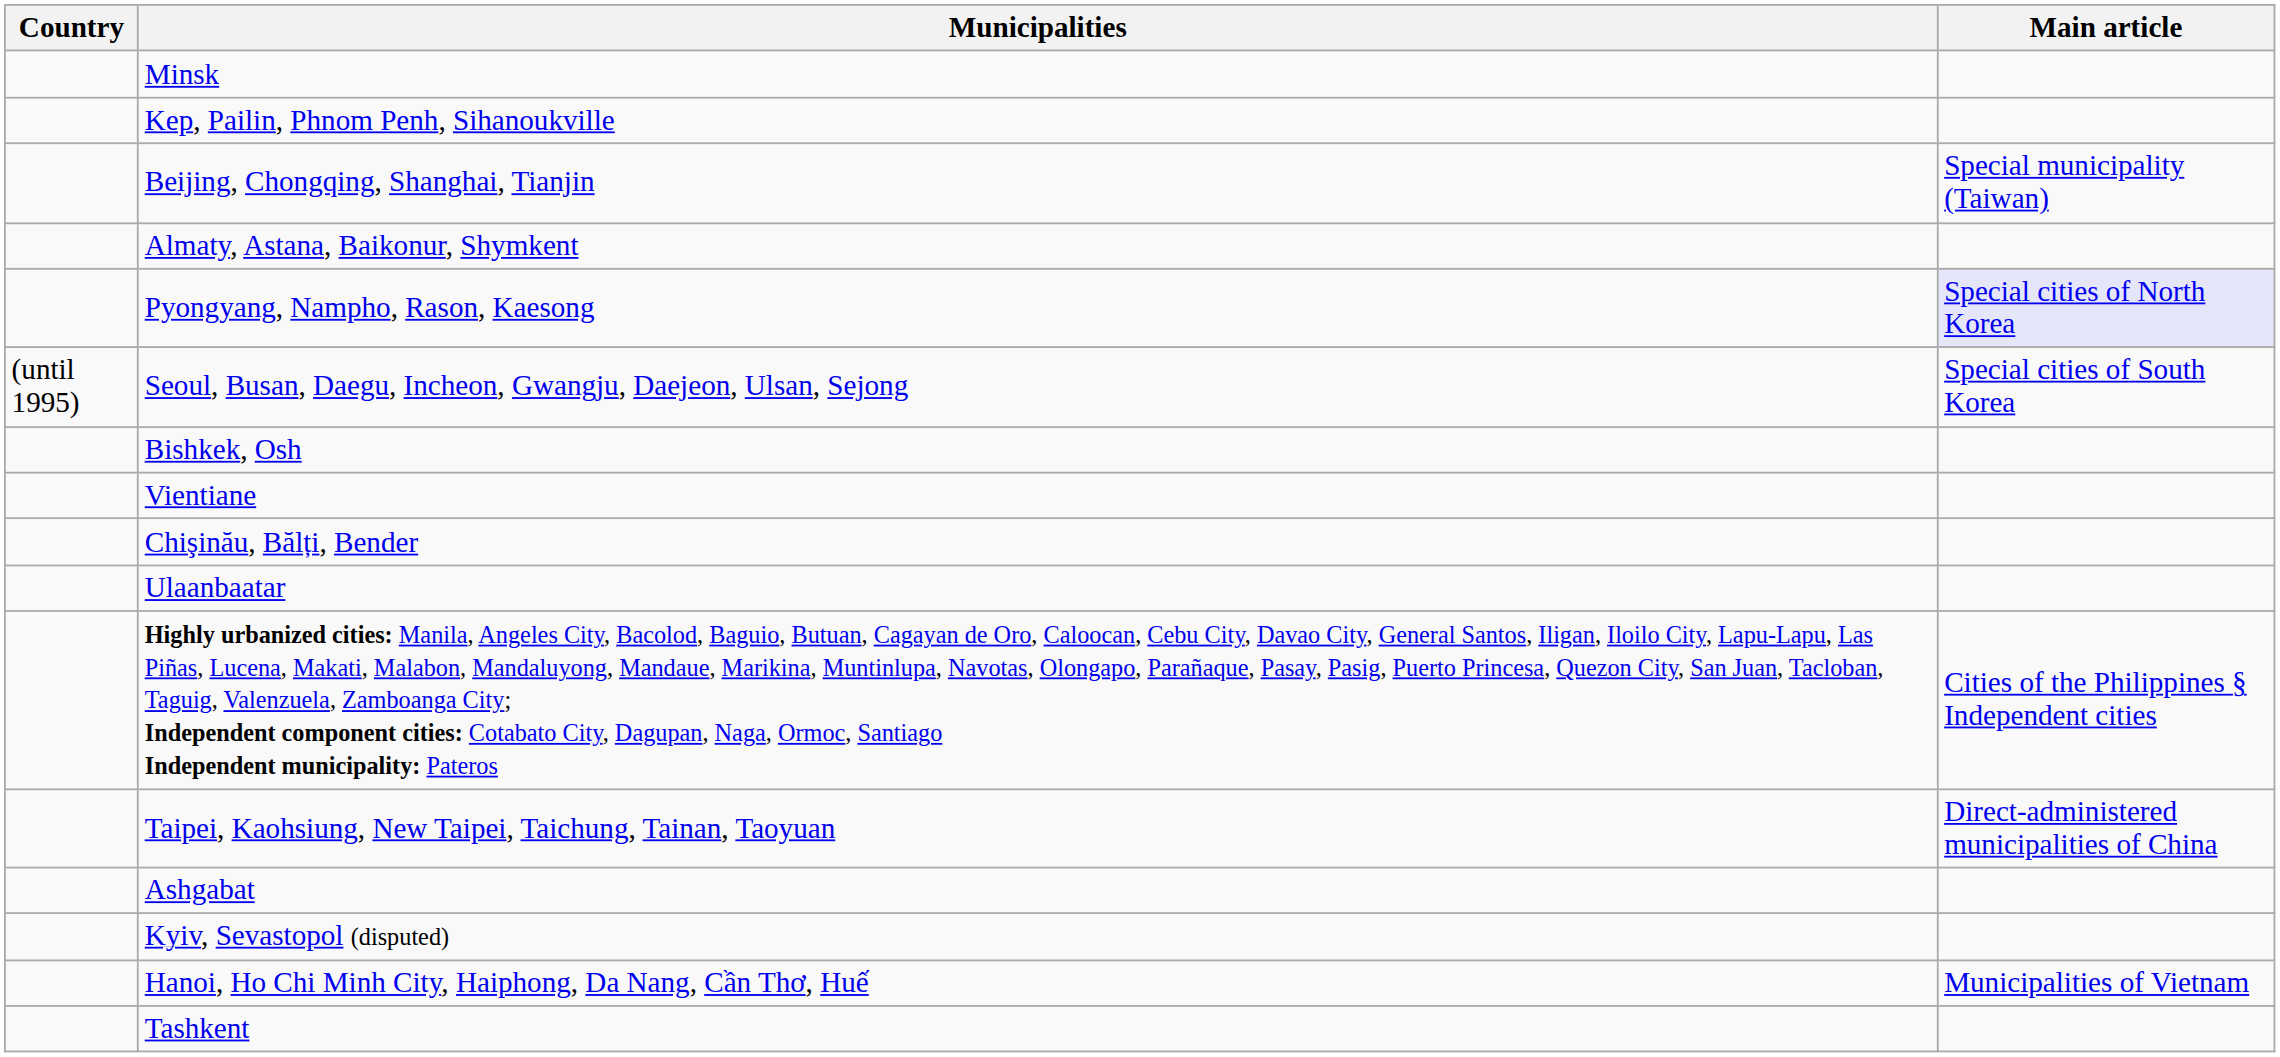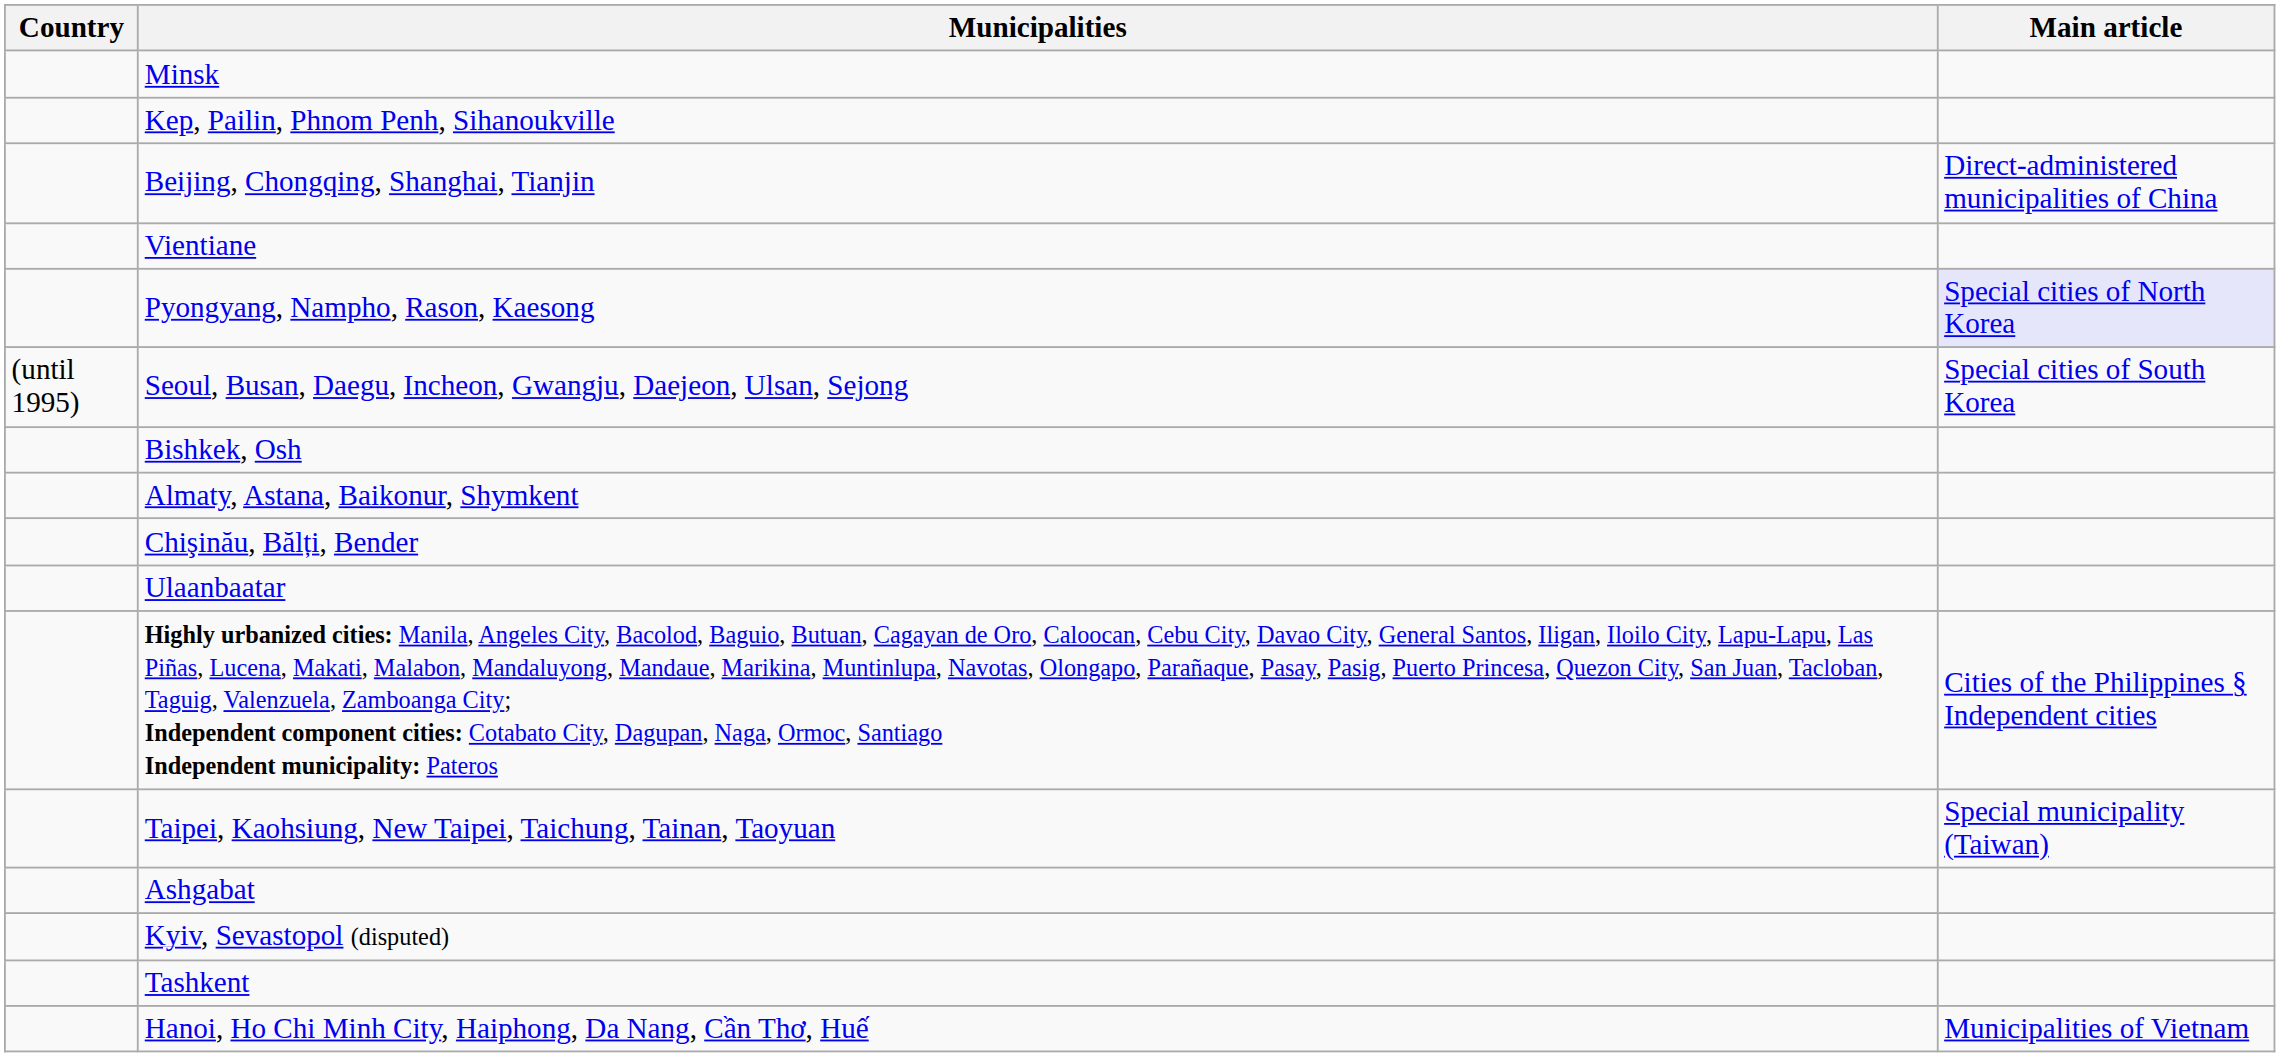(2064, 182) Special municipality (Taiwan) -> (2081, 182) Direct-administered municipalities of China
rows swapped: (362, 245) <-> (200, 495)
(2081, 827) Direct-administered municipalities of China -> (2064, 827) Special municipality (Taiwan)
rows swapped: (197, 1028) <-> (507, 982)
